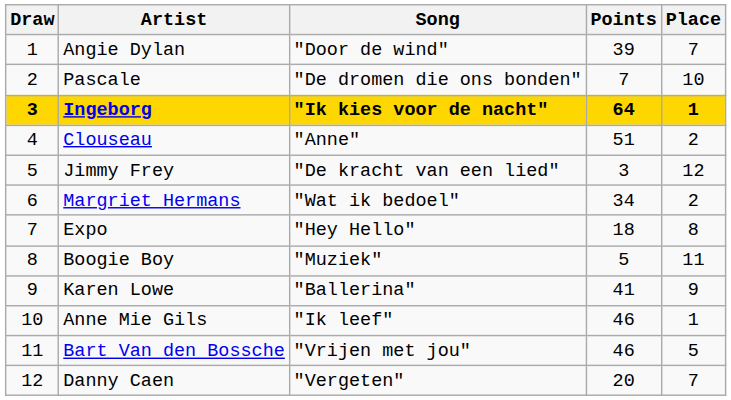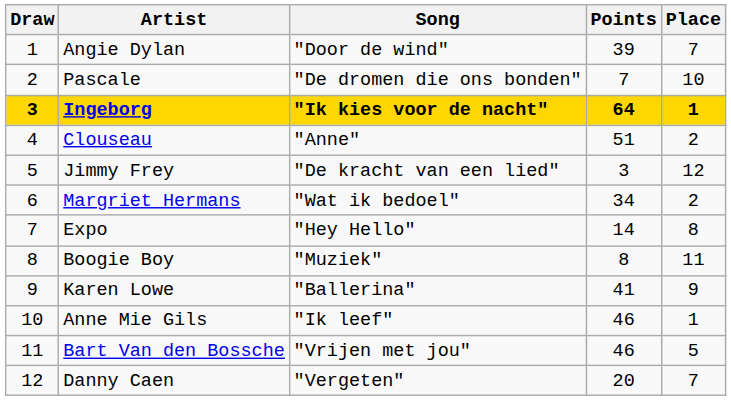(624, 230) 18 -> (624, 230) 14
(624, 260) 5 -> (624, 260) 8
